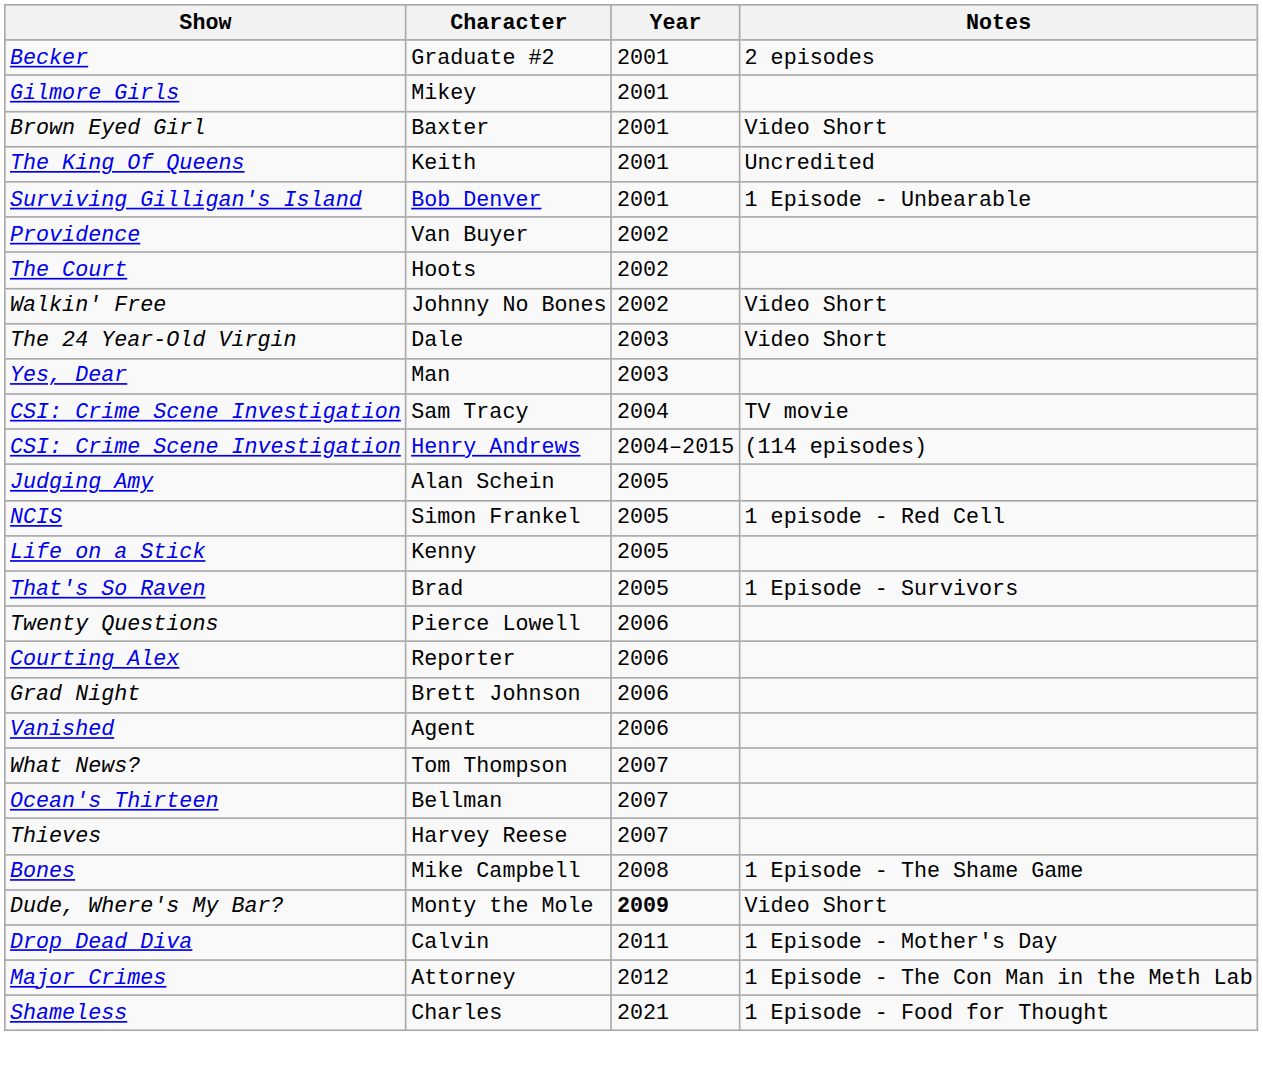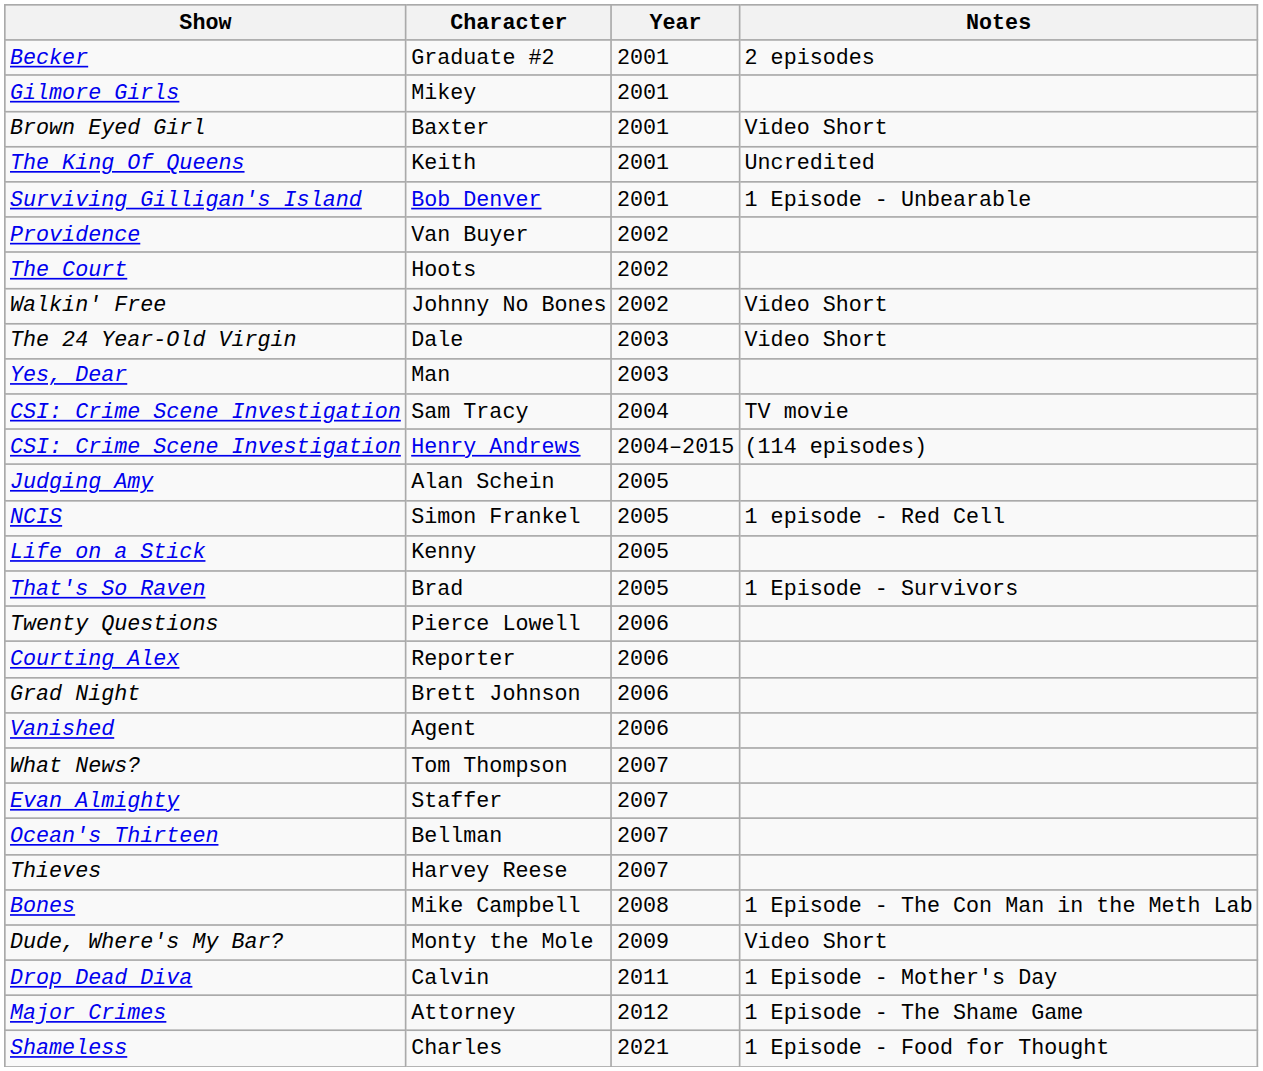+ row: (457, 801)
(914, 872) 1 Episode - The Shame Game -> (999, 907) 1 Episode - The Con Man in the Meth Lab
(643, 907) bold -> (643, 942) normal
(999, 978) 1 Episode - The Con Man in the Meth Lab -> (914, 1013) 1 Episode - The Shame Game
